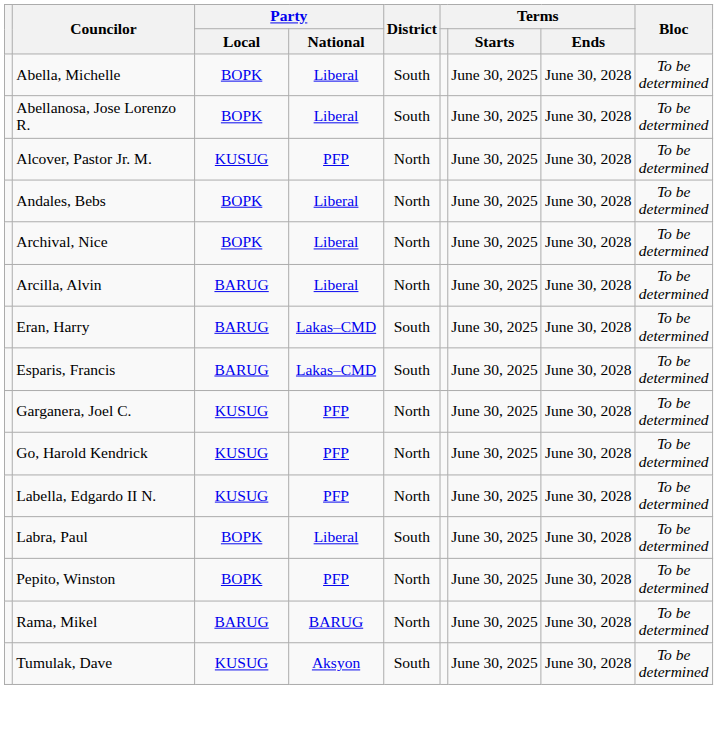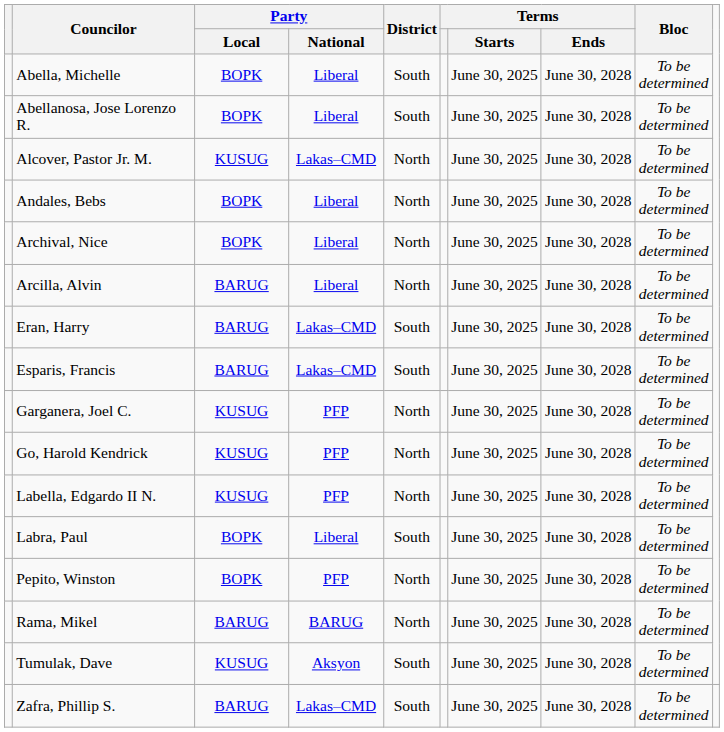(336, 158) PFP -> (336, 158) Lakas–CMD
+ row: (66, 705)
